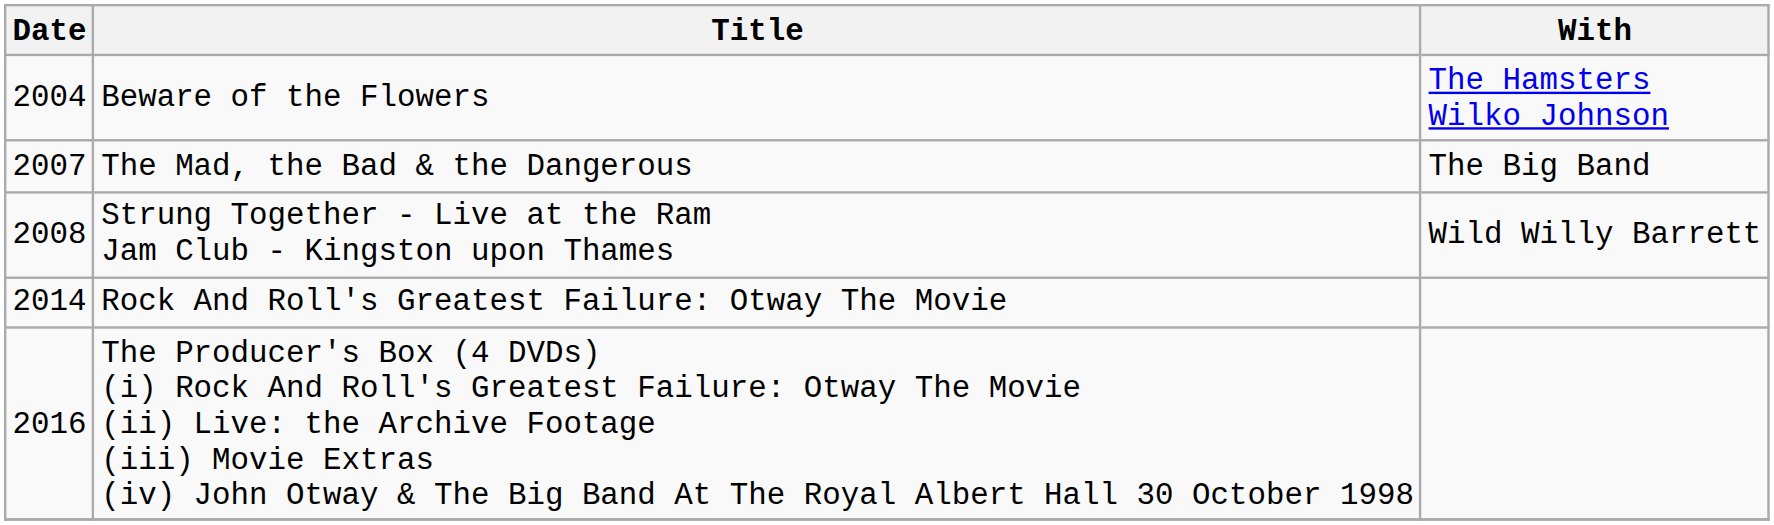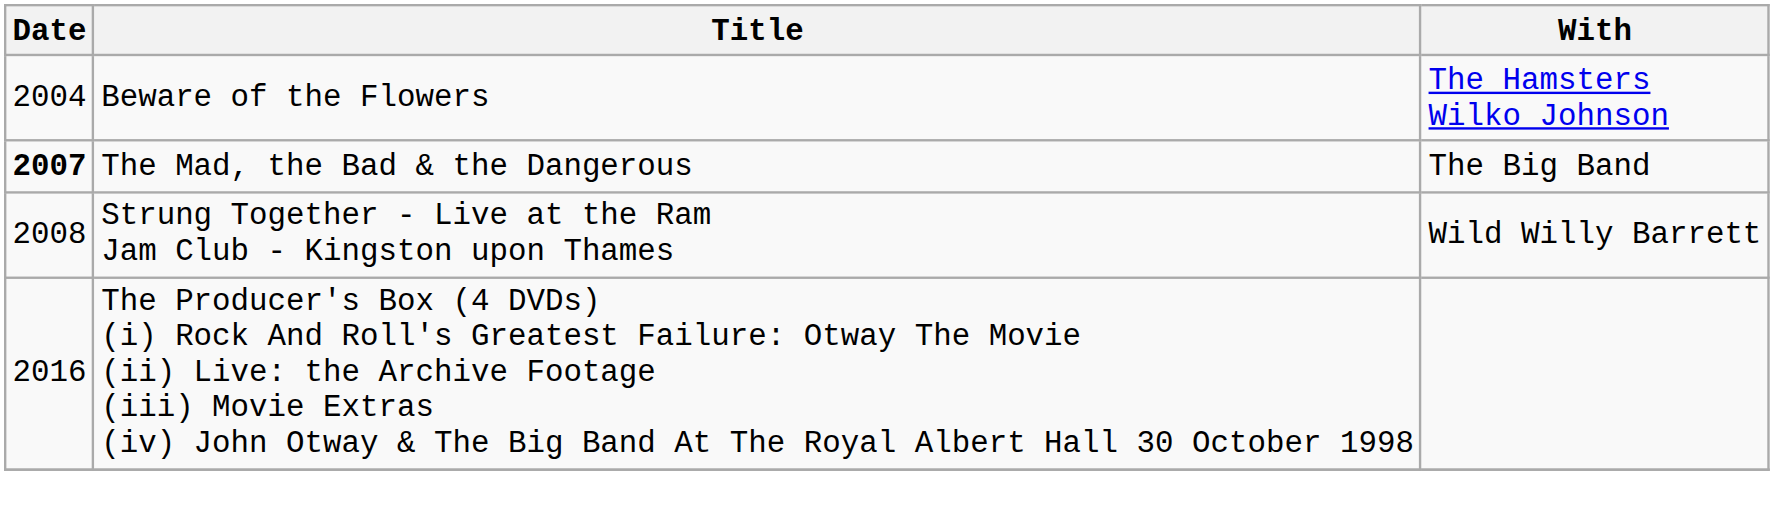(50, 166) normal -> (50, 166) bold
- row: (554, 302)
